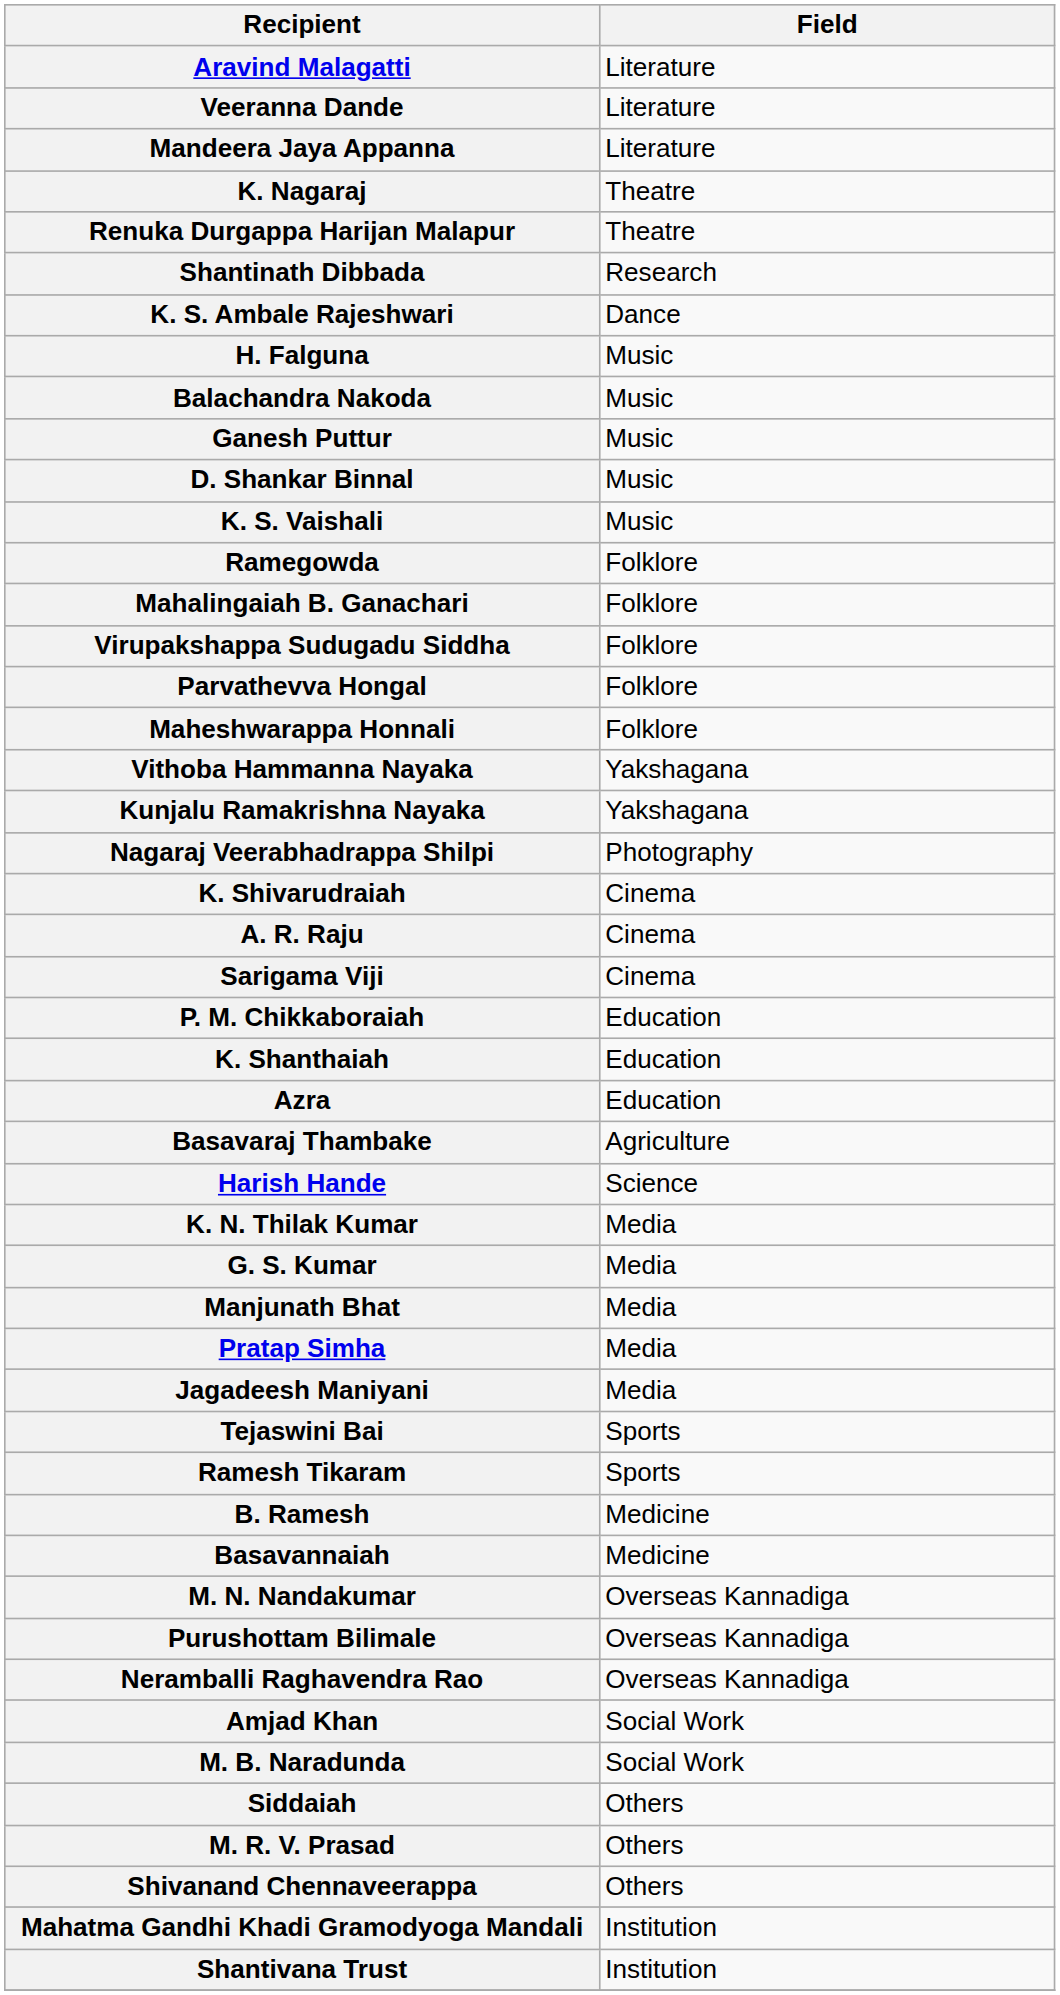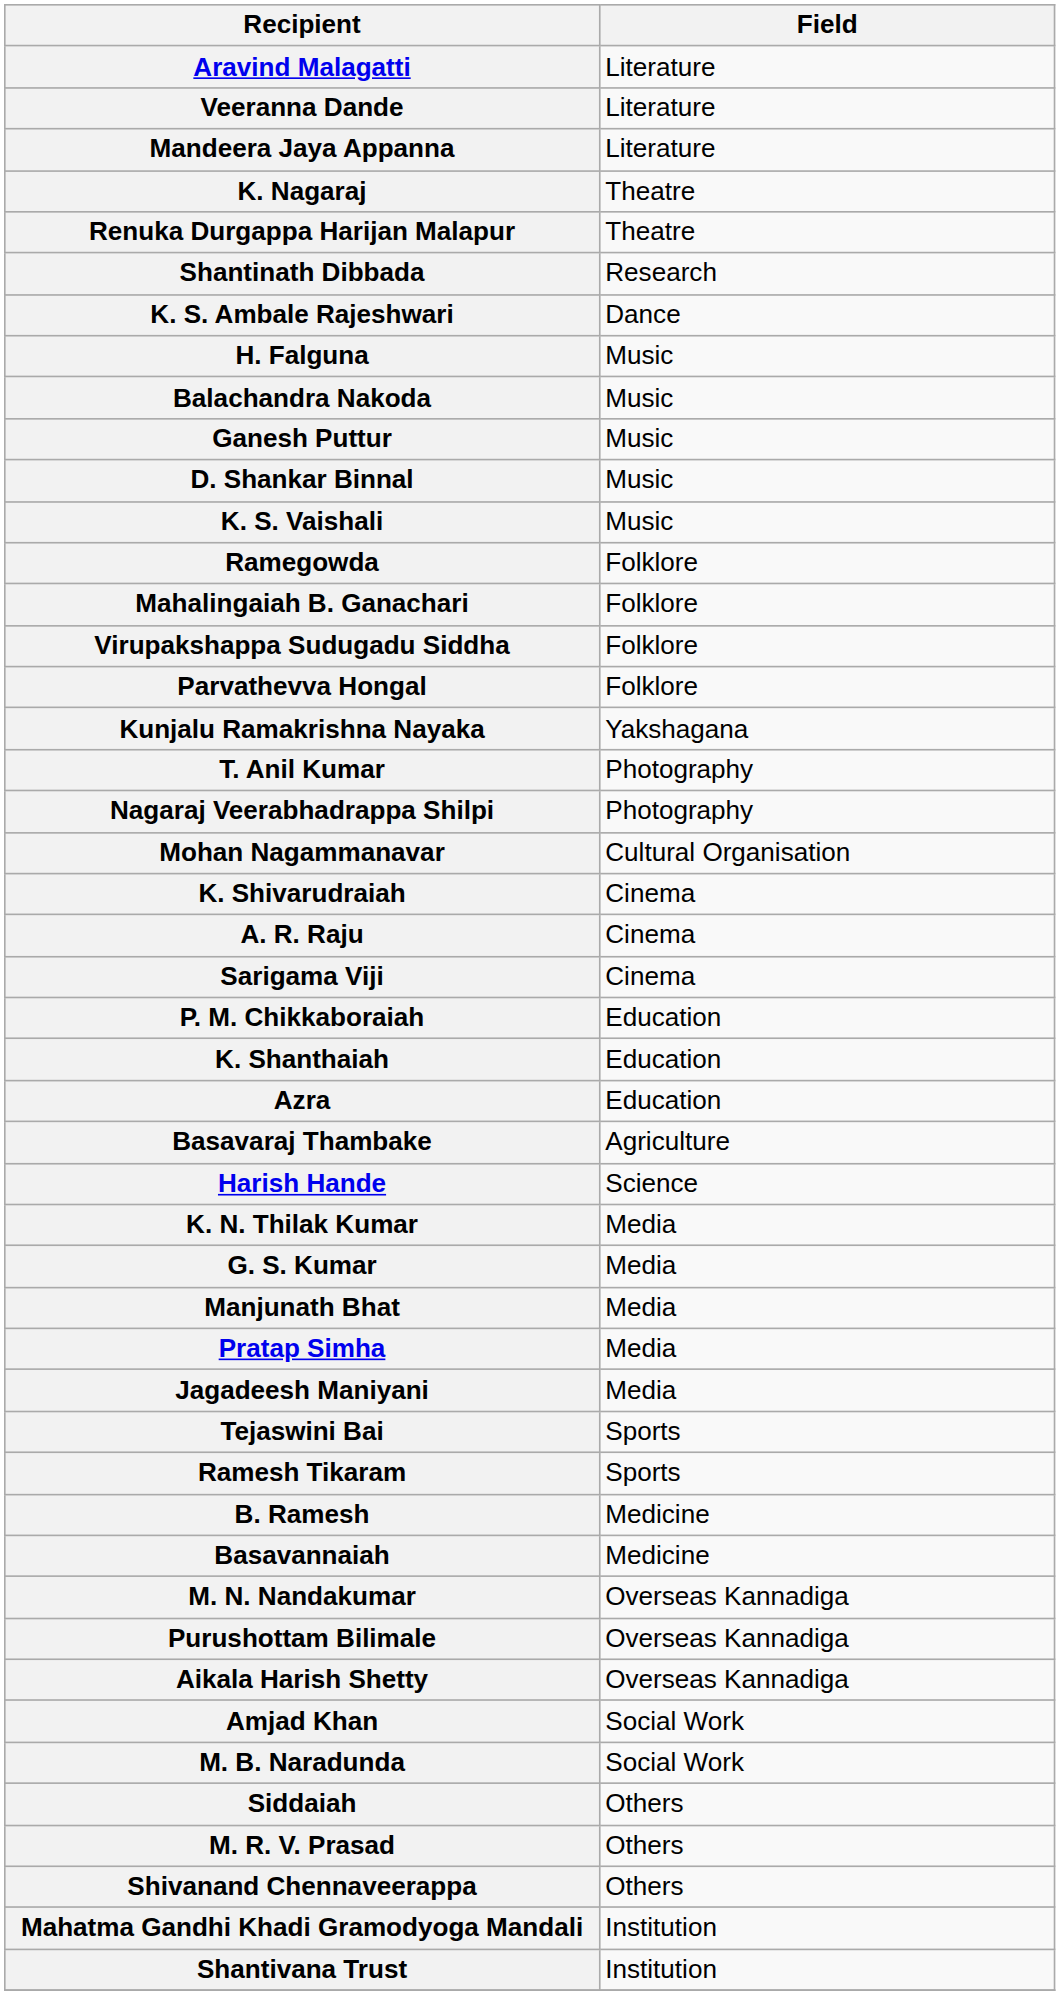- row: (302, 728)
- row: (302, 769)
+ row: (302, 769)
+ row: (302, 852)
+ row: (302, 1679)
- row: (302, 1679)
